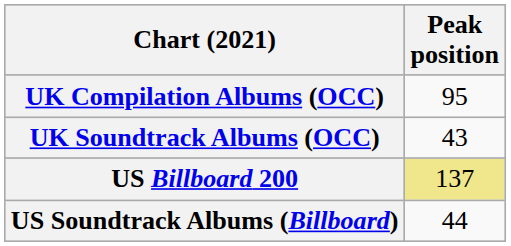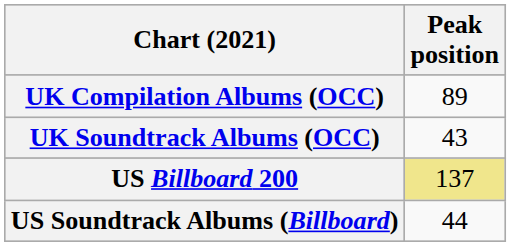(455, 95) 95 -> (455, 95) 89
